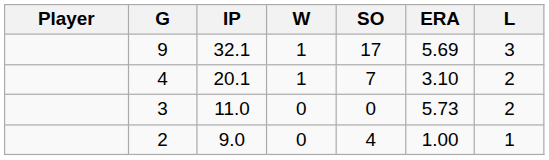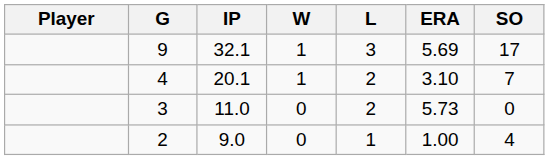columns swapped: (509, 19) <-> (371, 19)
